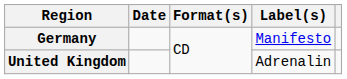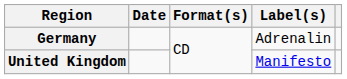(293, 39) Manifesto -> (293, 39) Adrenalin
(293, 62) Adrenalin -> (293, 62) Manifesto
